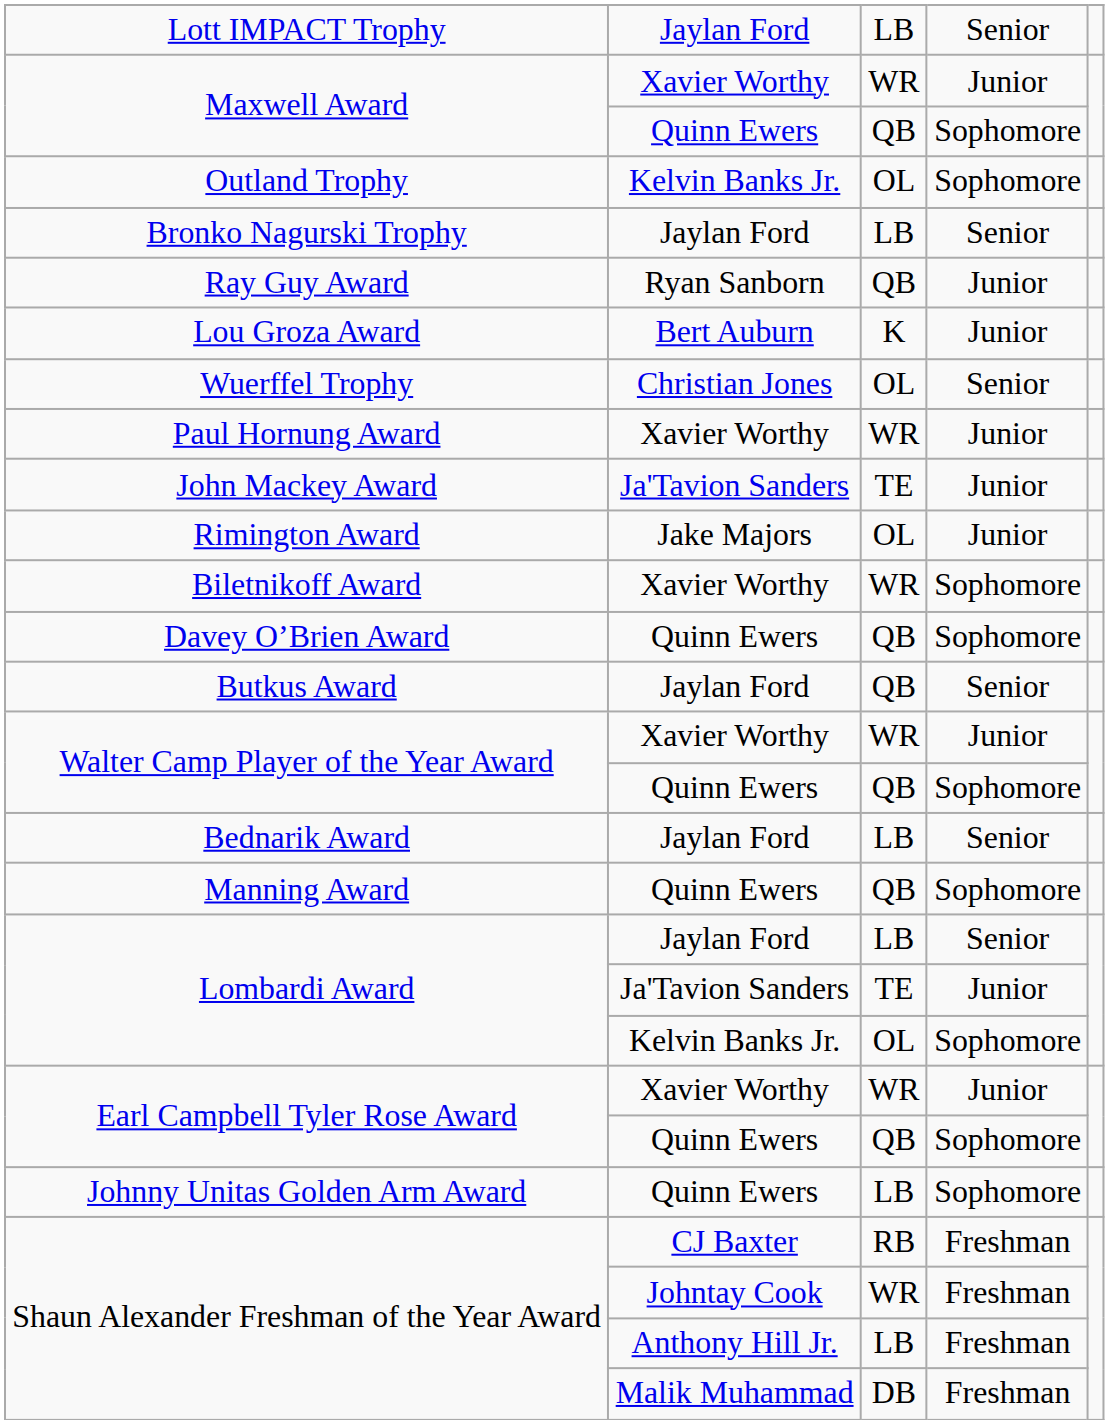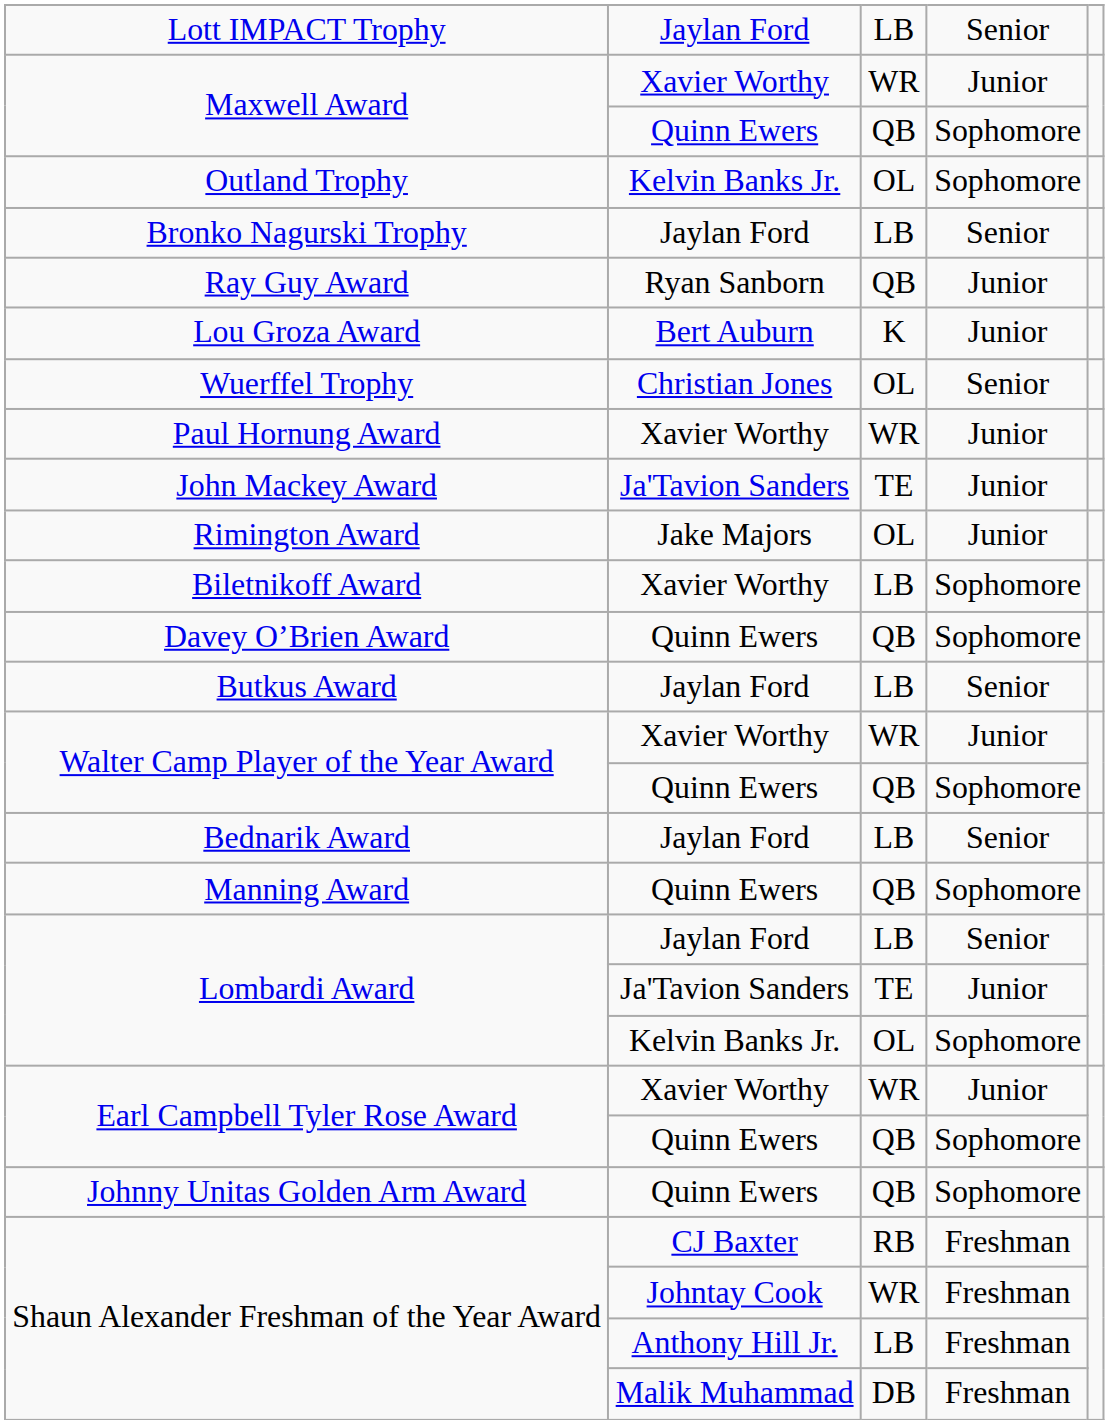(894, 585) WR -> (894, 585) LB
(894, 686) QB -> (894, 686) LB
(894, 1191) LB -> (894, 1191) QB
